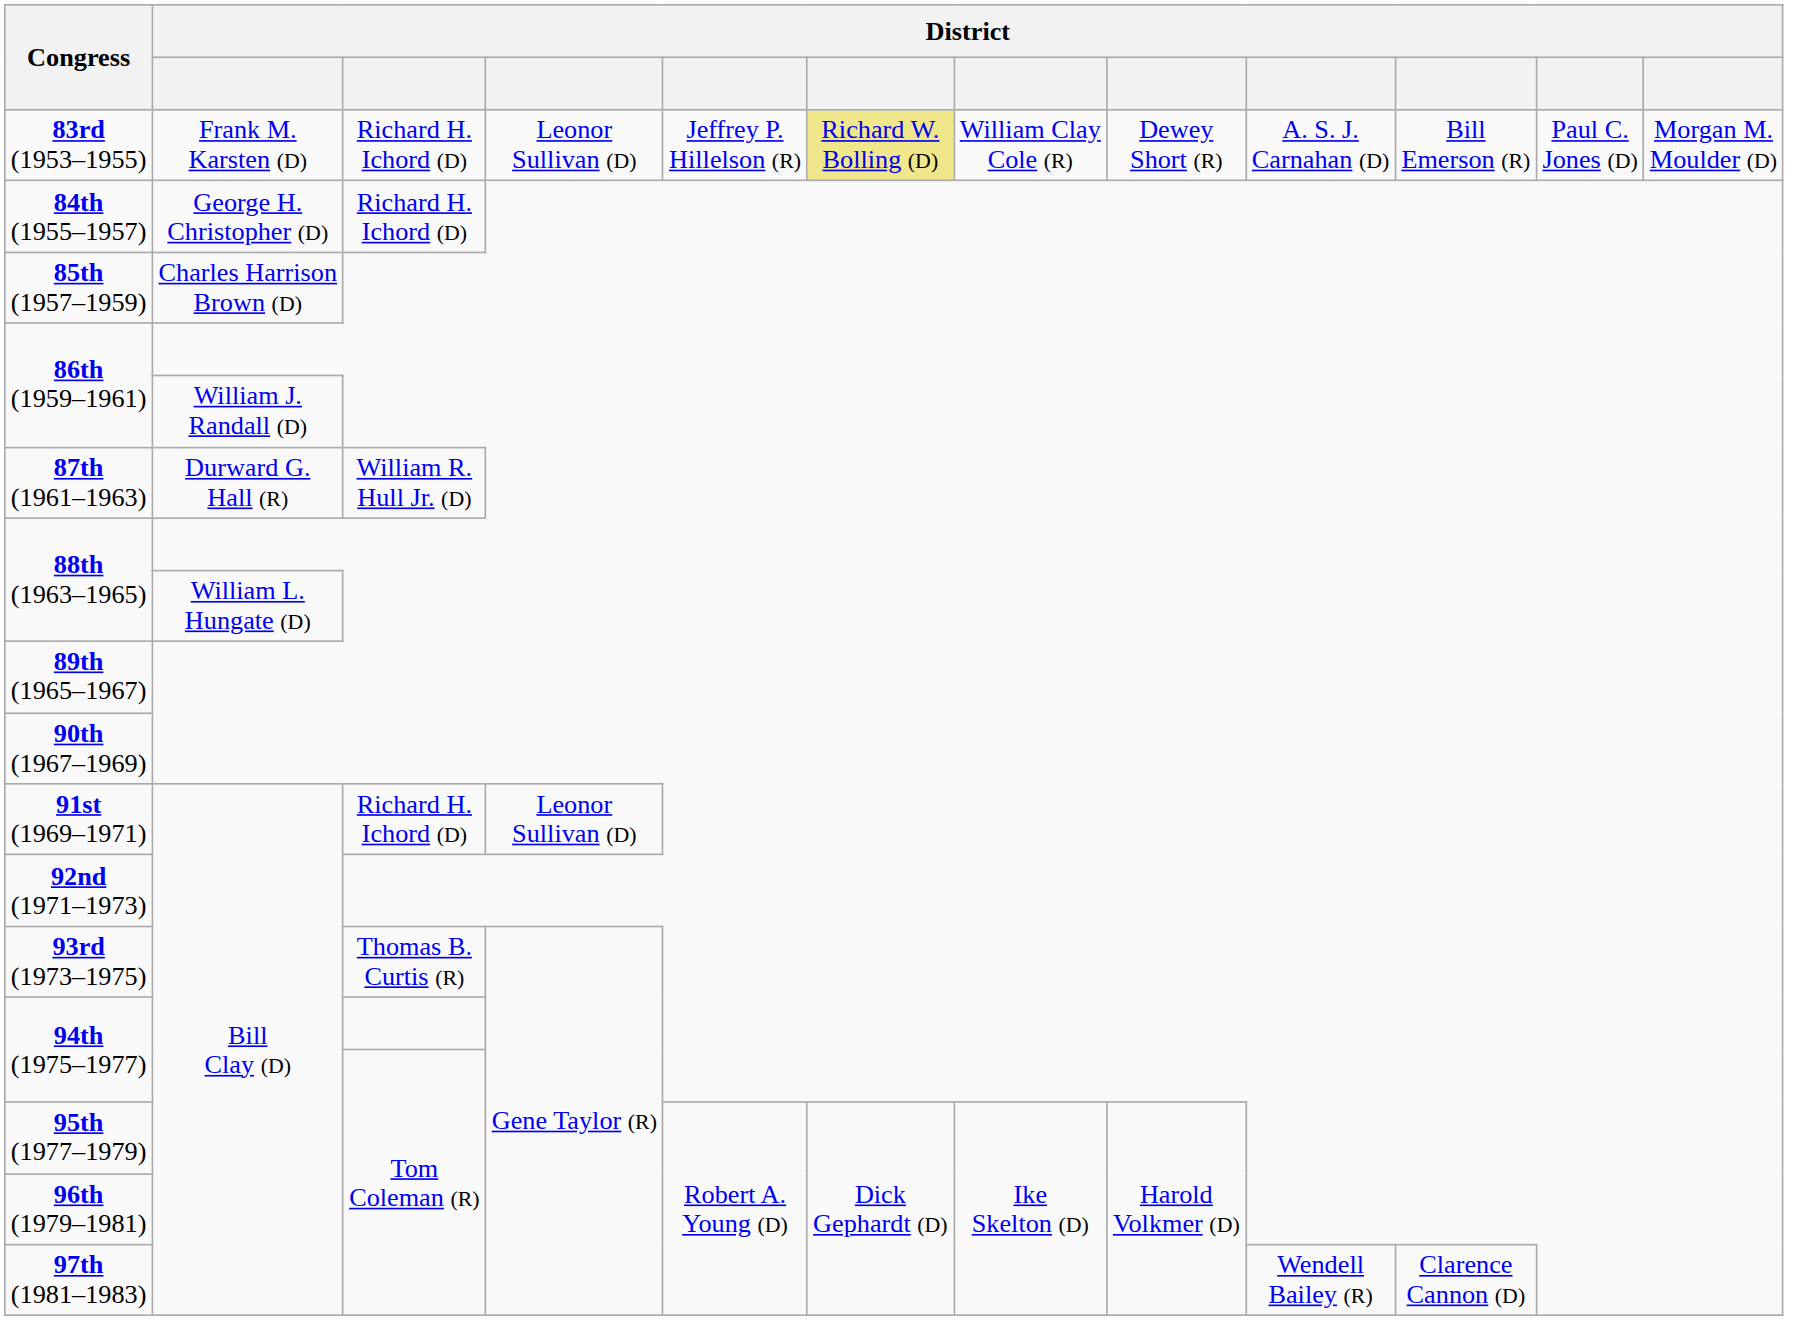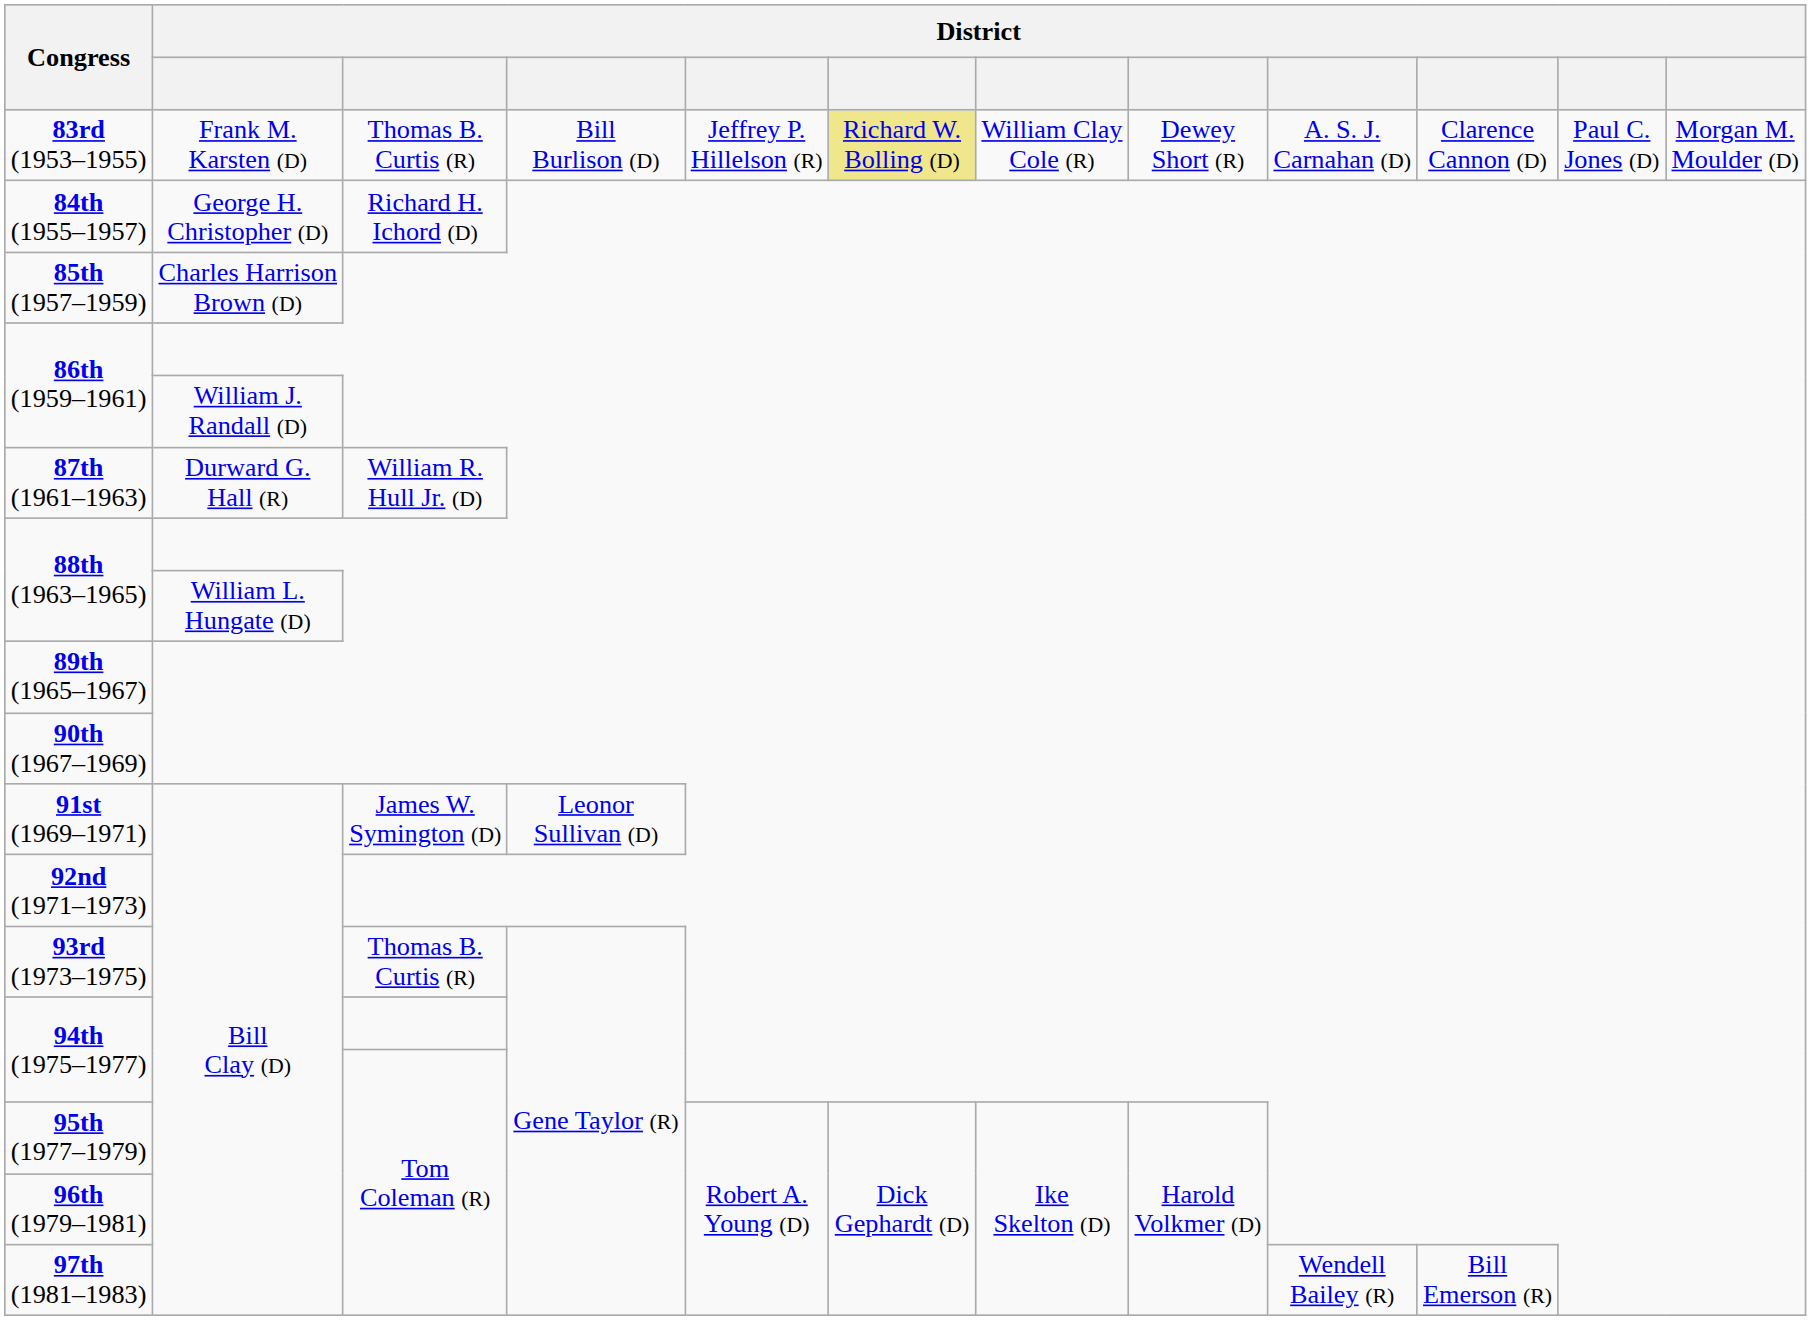(414, 145) Richard H. Ichord (D) -> (425, 145) Thomas B. Curtis (R)
(574, 145) Leonor Sullivan (D) -> (596, 145) Bill Burlison (D)
(1466, 145) Bill Emerson (R) -> (1488, 145) Clarence Cannon (D)
(414, 819) Richard H. Ichord (D) -> (425, 819) James W. Symington (D)
(1466, 1279) Clarence Cannon (D) -> (1488, 1279) Bill Emerson (R)
